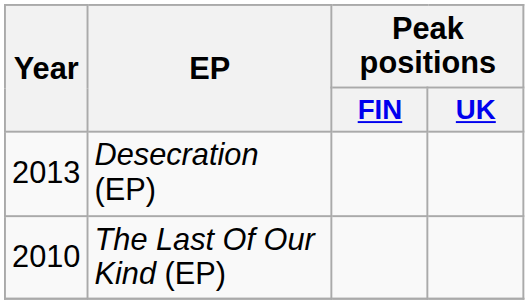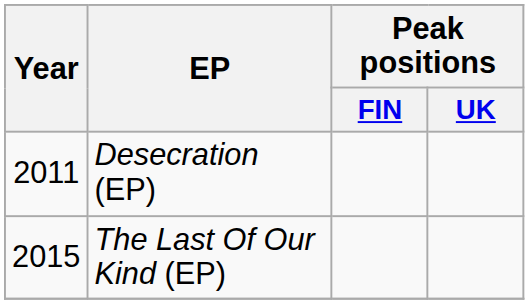(46, 173) 2013 -> (46, 173) 2011
(46, 256) 2010 -> (46, 256) 2015
